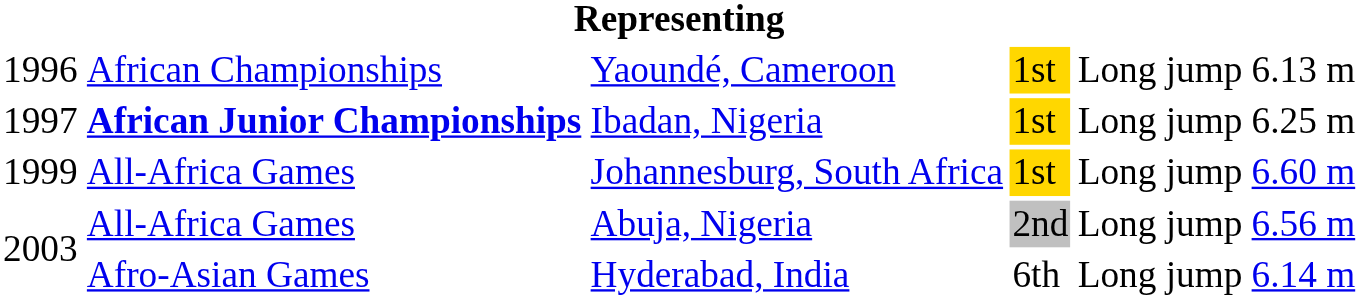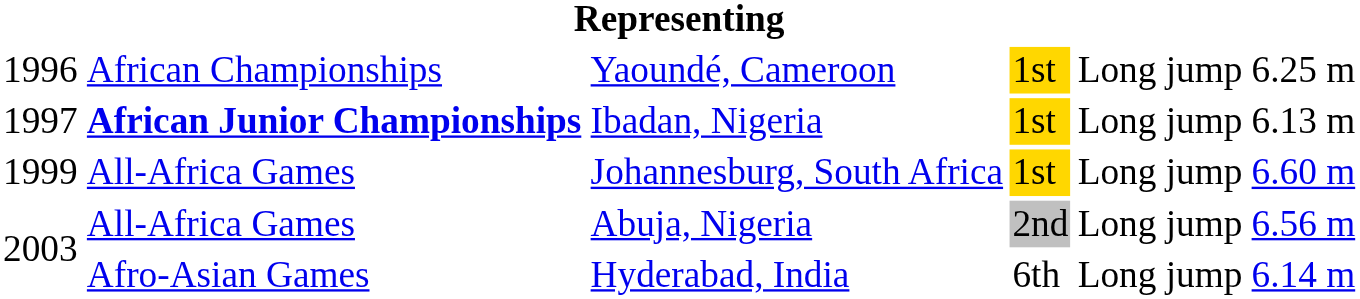(1303, 69) 6.13 m -> (1303, 69) 6.25 m
(1303, 120) 6.25 m -> (1303, 120) 6.13 m
